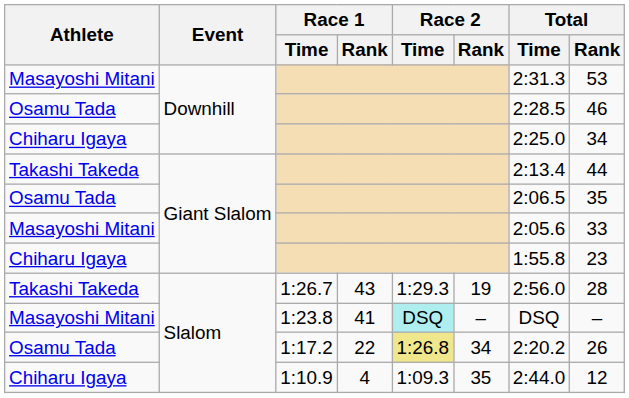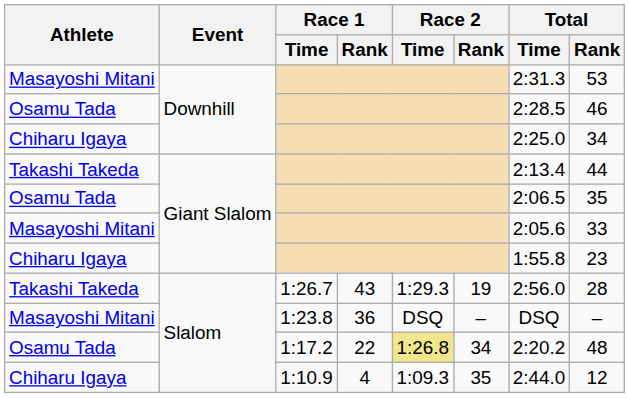(365, 318) 41 -> (365, 318) 36
(423, 318) paleturquoise background -> (423, 318) no background
(597, 348) 26 -> (597, 348) 48
